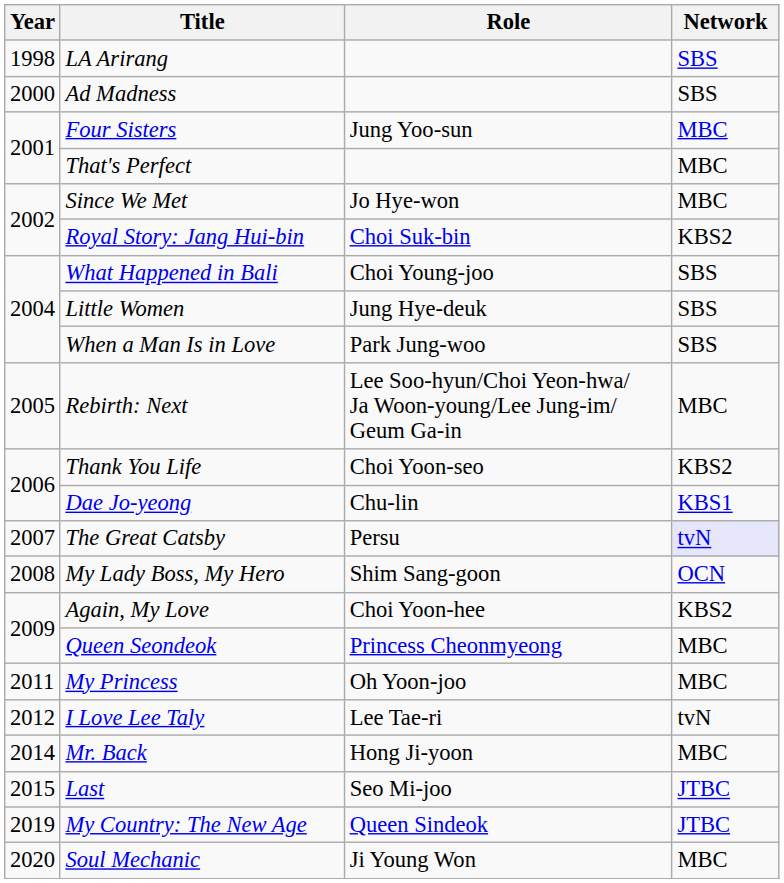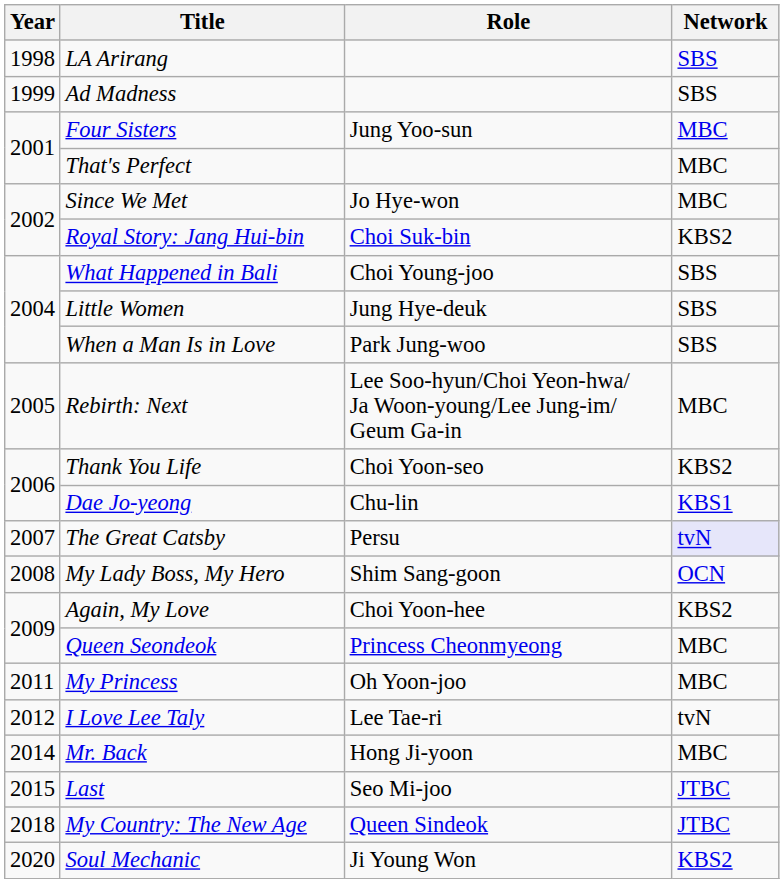(32, 93) 2000 -> (32, 93) 1999
(32, 824) 2019 -> (32, 824) 2018
(703, 860) MBC -> (705, 860) KBS2
